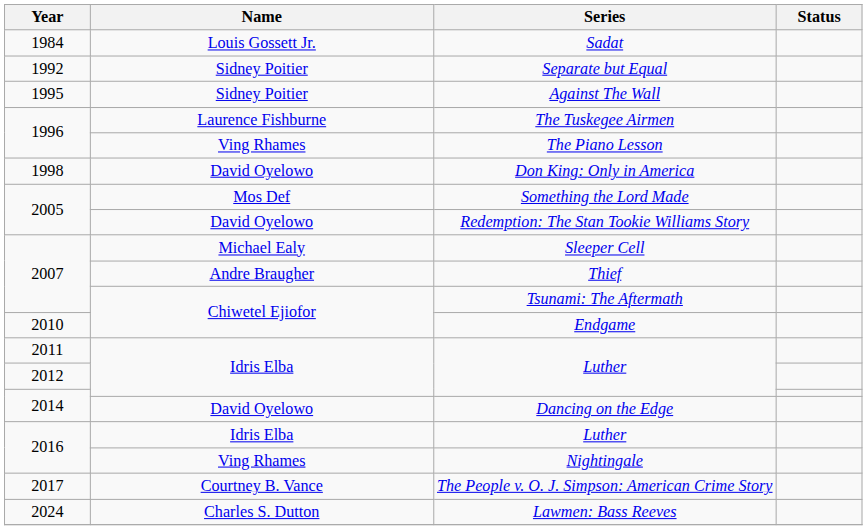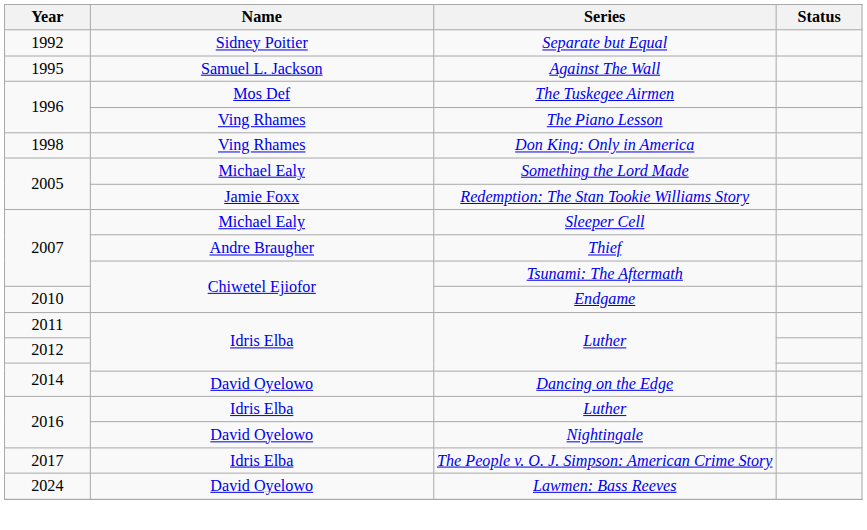- row: (47, 42)
(262, 94) Sidney Poitier -> (262, 68) Samuel L. Jackson
(262, 119) Laurence Fishburne -> (262, 94) Mos Def
(262, 171) David Oyelowo -> (262, 145) Ving Rhames
(262, 196) Mos Def -> (262, 171) Michael Ealy
(262, 222) David Oyelowo -> (262, 196) Jamie Foxx
(262, 460) Ving Rhames -> (262, 434) David Oyelowo
(262, 486) Courtney B. Vance -> (262, 460) Idris Elba
(262, 511) Charles S. Dutton -> (262, 486) David Oyelowo
